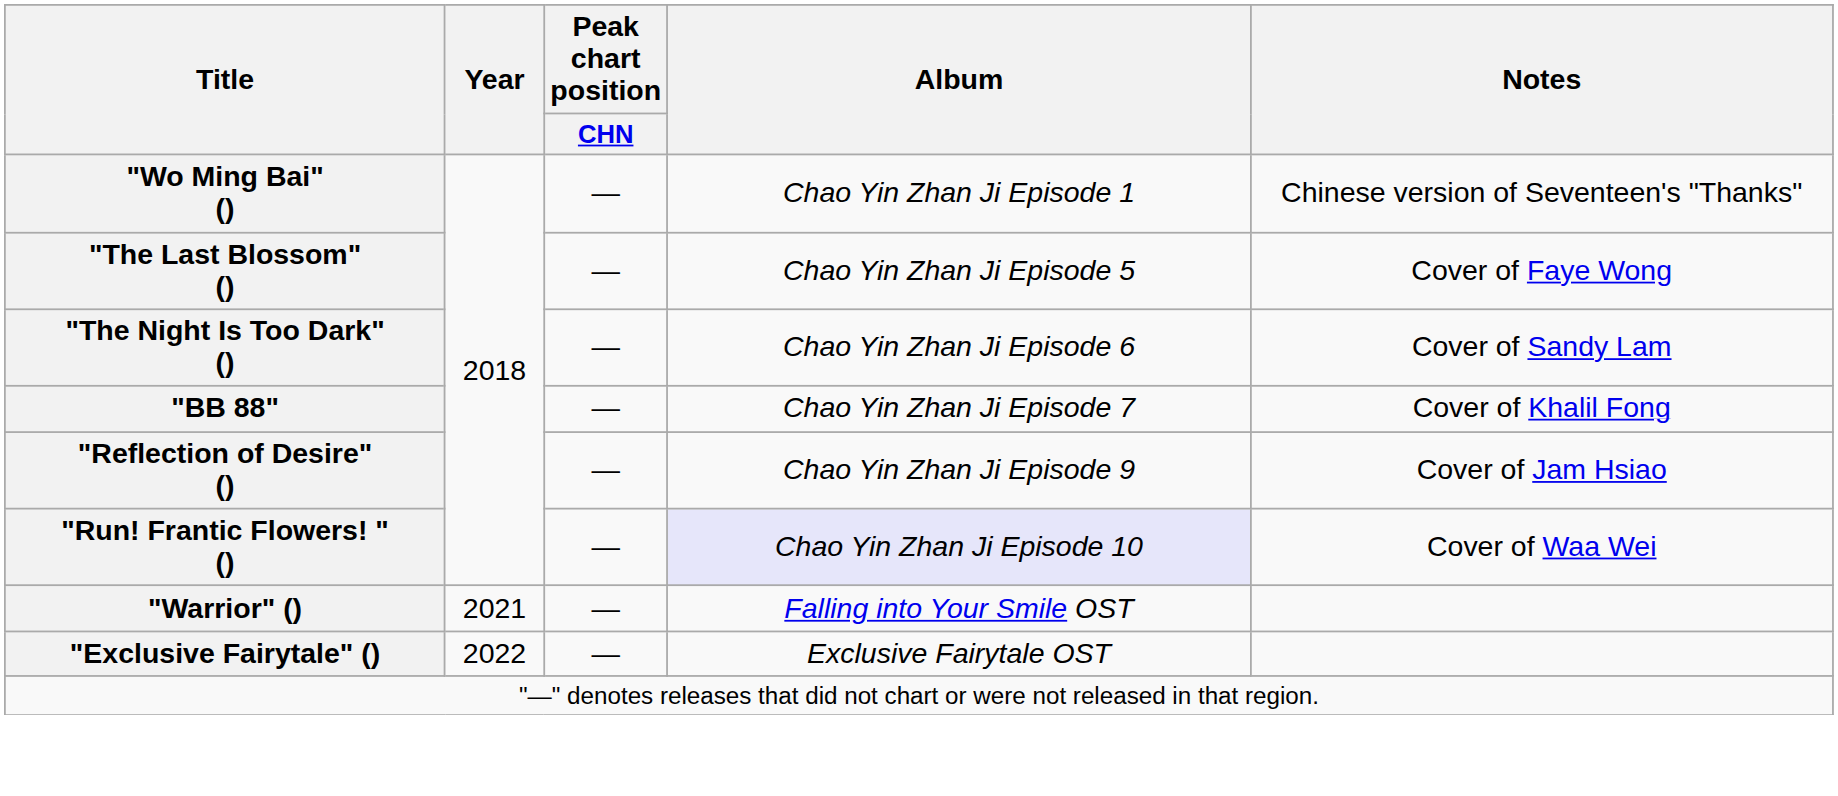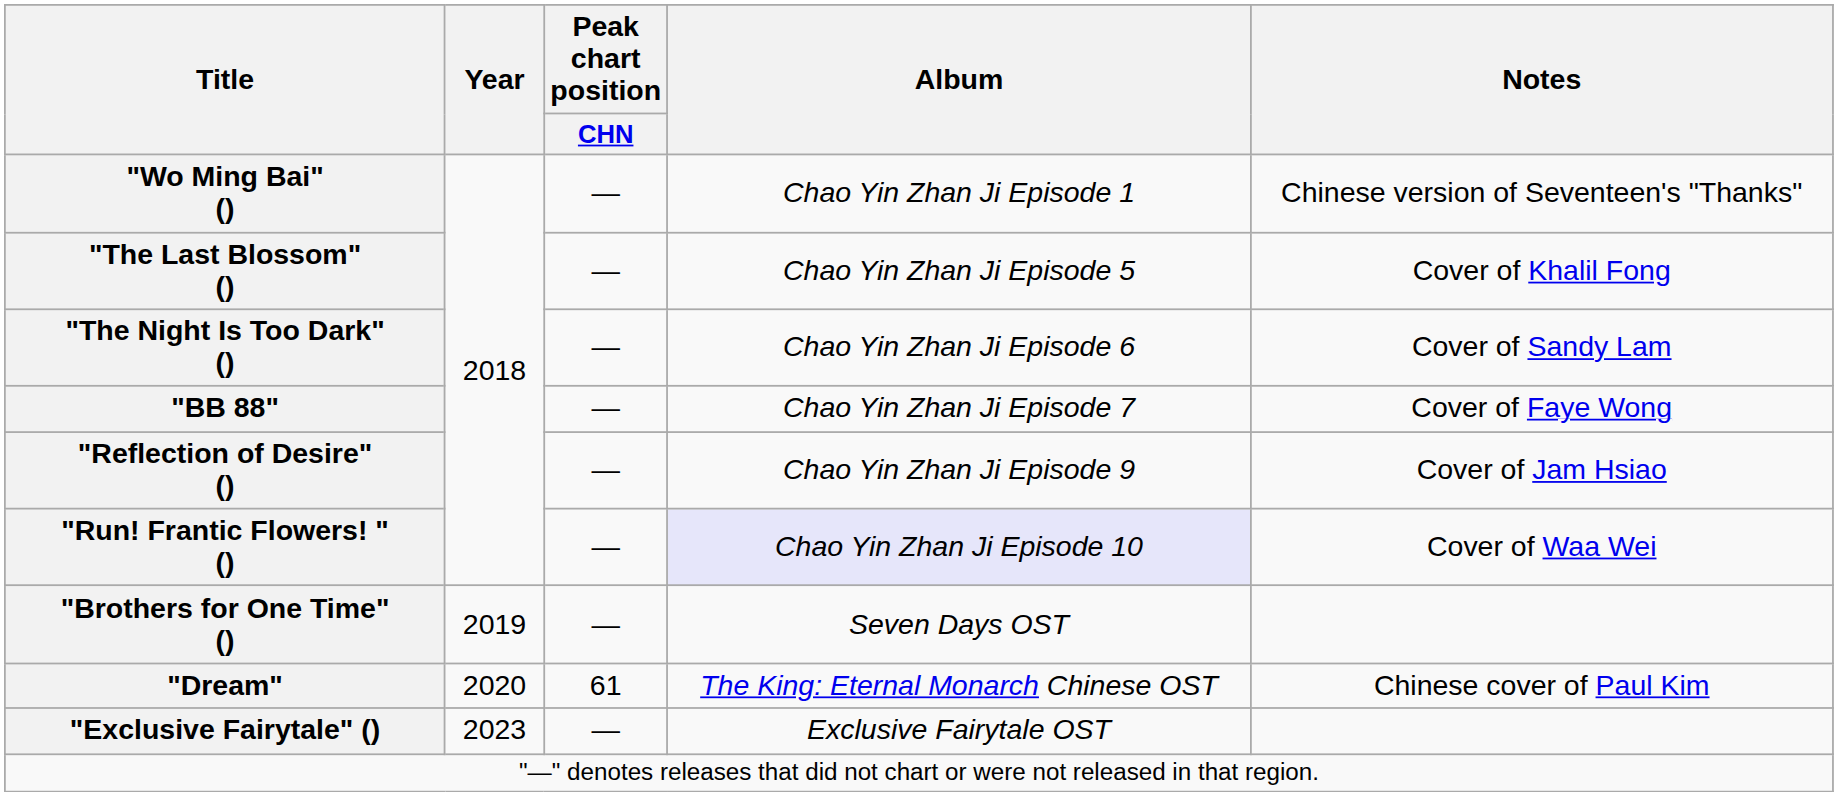(1542, 270) Cover of Faye Wong -> (1542, 270) Cover of Khalil Fong
(1542, 408) Cover of Khalil Fong -> (1542, 408) Cover of Faye Wong
+ row: (225, 624)
+ row: (225, 685)
- row: (225, 608)
(495, 653) 2022 -> (495, 730) 2023
